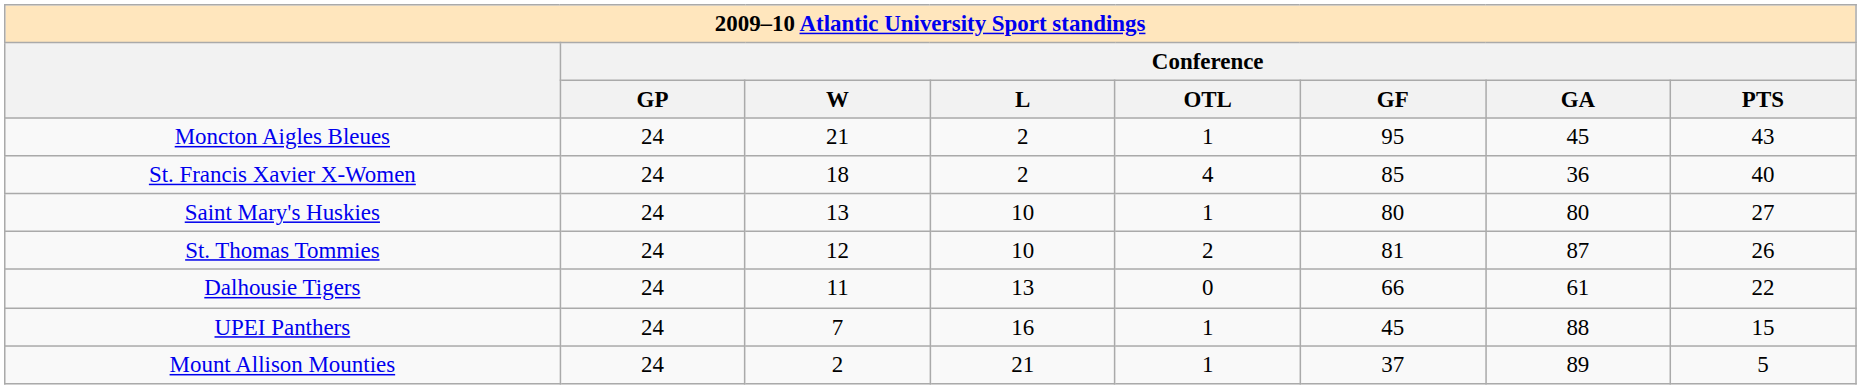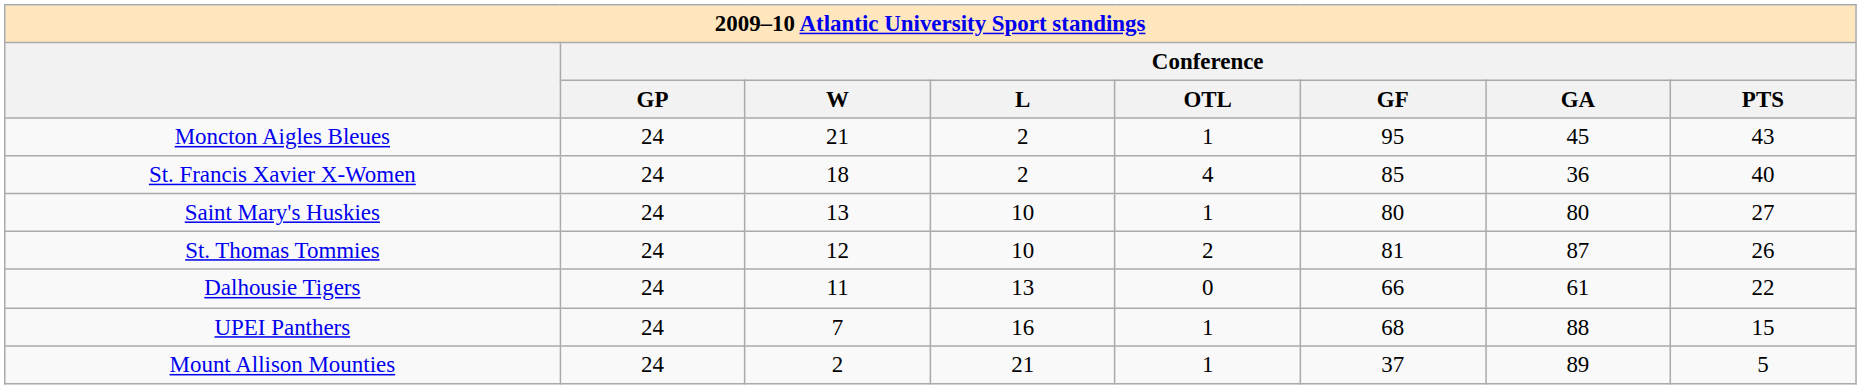(1393, 326) 45 -> (1393, 326) 68
